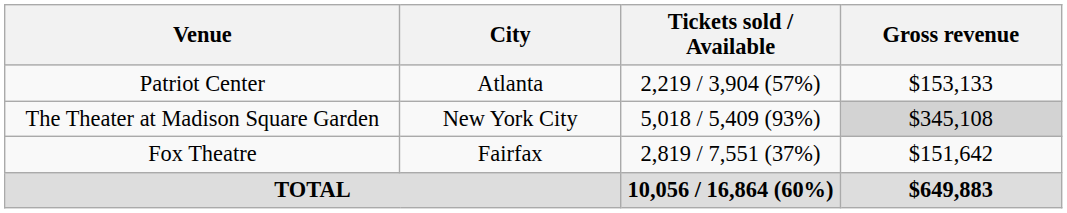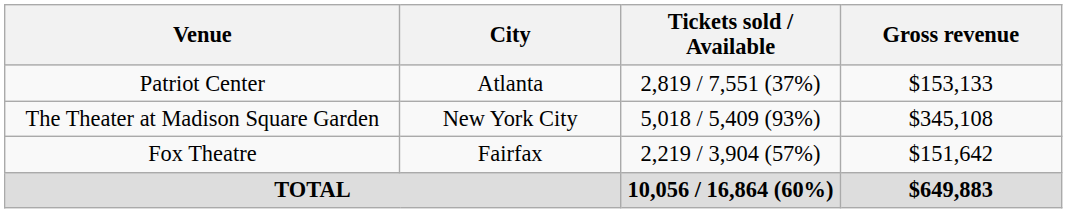(731, 82) 2,219 / 3,904 (57%) -> (731, 82) 2,819 / 7,551 (37%)
(951, 118) lightgrey background -> (951, 118) no background
(731, 154) 2,819 / 7,551 (37%) -> (731, 154) 2,219 / 3,904 (57%)
